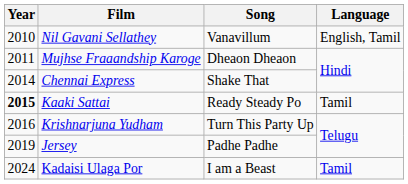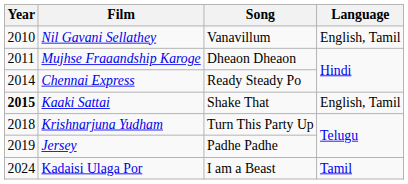(238, 80) Shake That -> (254, 80) Ready Steady Po
(254, 102) Ready Steady Po -> (238, 102) Shake That
(336, 102) Tamil -> (360, 102) English, Tamil
(21, 124) 2016 -> (21, 124) 2018
